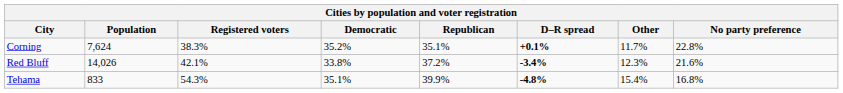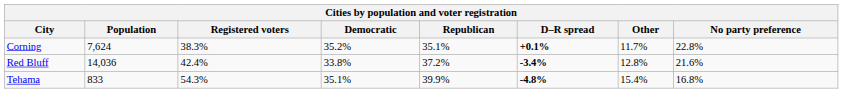(102, 63) 14,026 -> (102, 63) 14,036
(194, 63) 42.1% -> (194, 63) 42.4%
(634, 63) 12.3% -> (634, 63) 12.8%
